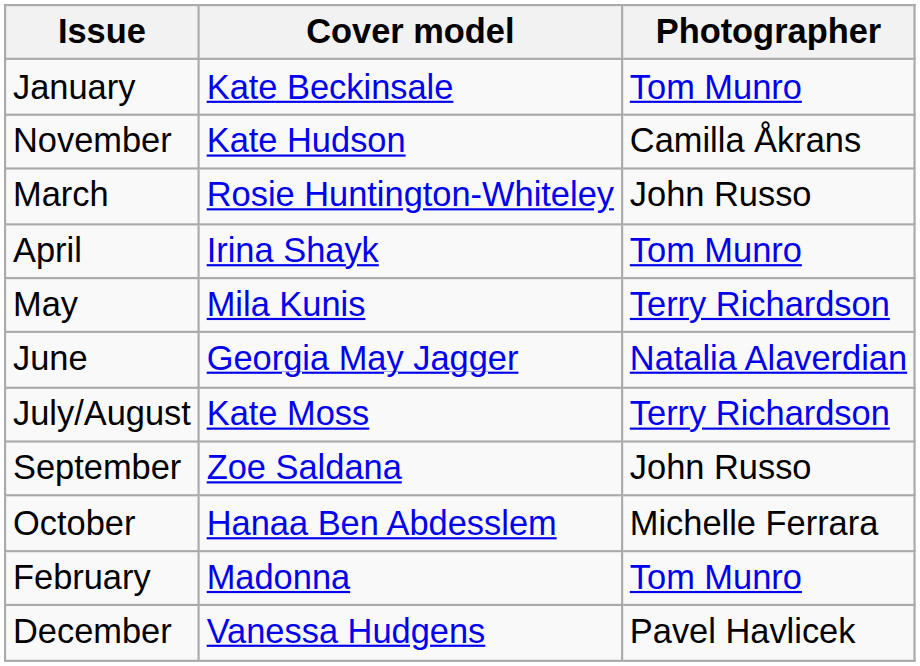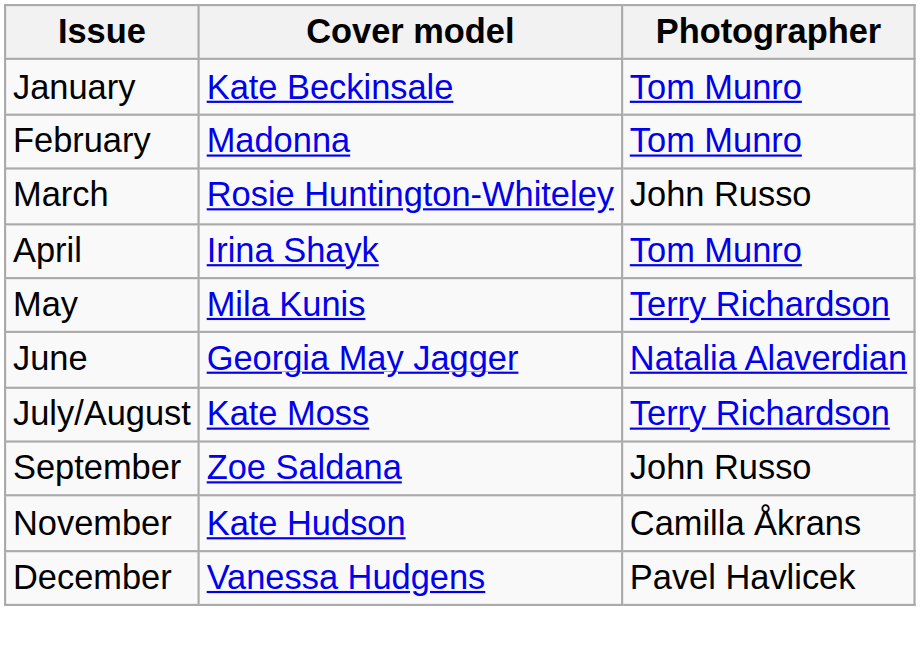rows swapped: (82, 577) <-> (92, 140)
- row: (74, 522)
